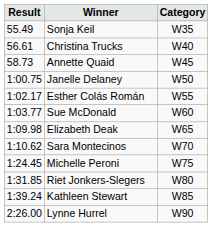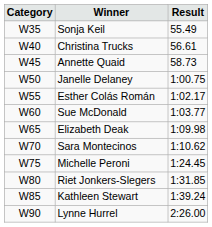columns swapped: (183, 12) <-> (24, 12)
